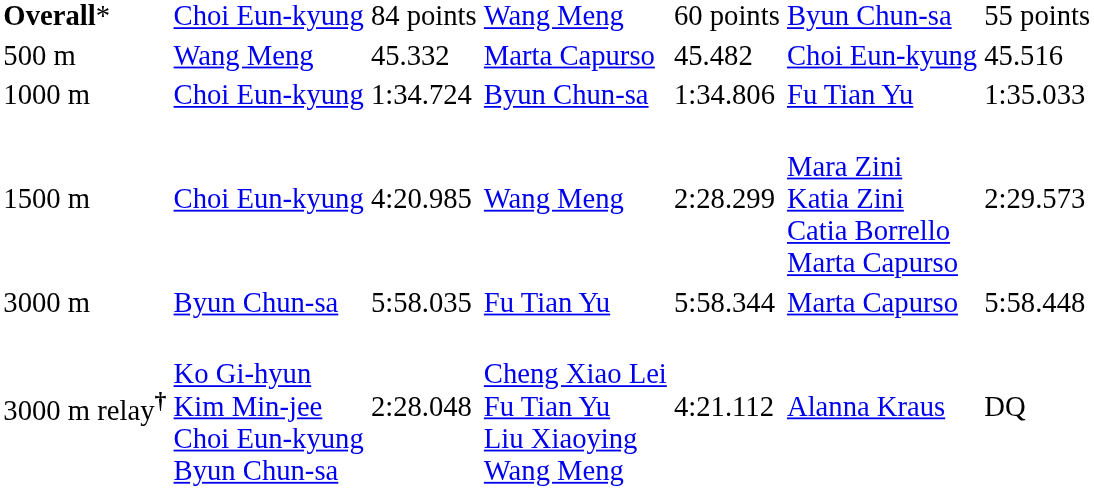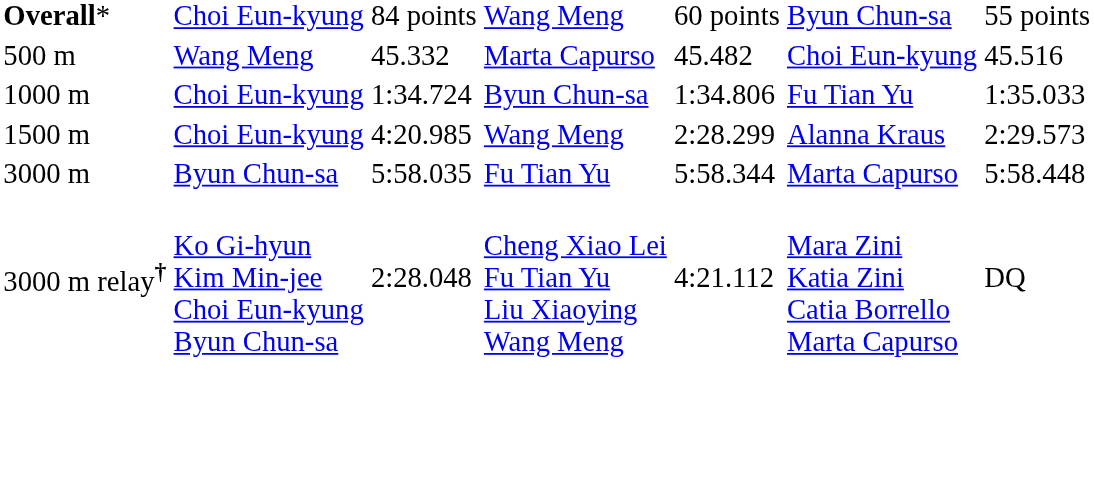(872, 214) Mara Zini Katia Zini Catia Borrello Marta Capurso -> (866, 134) Alanna Kraus
(866, 406) Alanna Kraus -> (872, 293) Mara Zini Katia Zini Catia Borrello Marta Capurso
